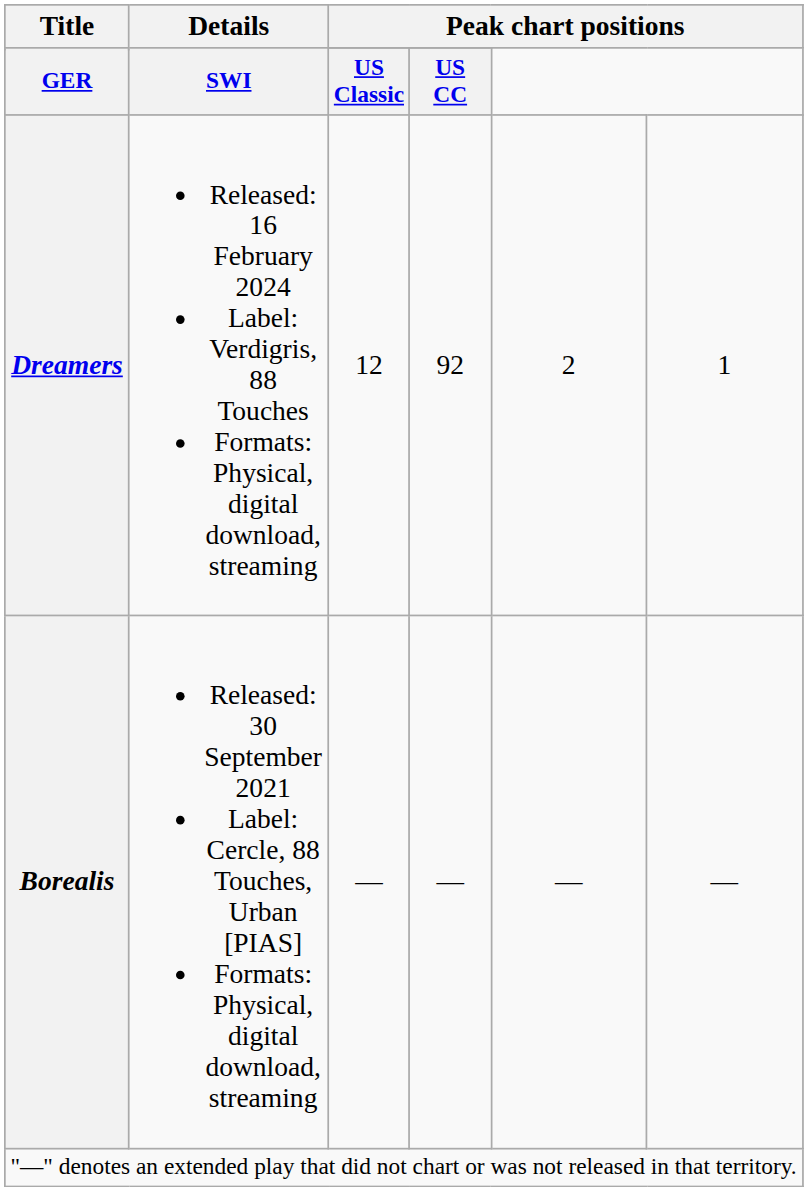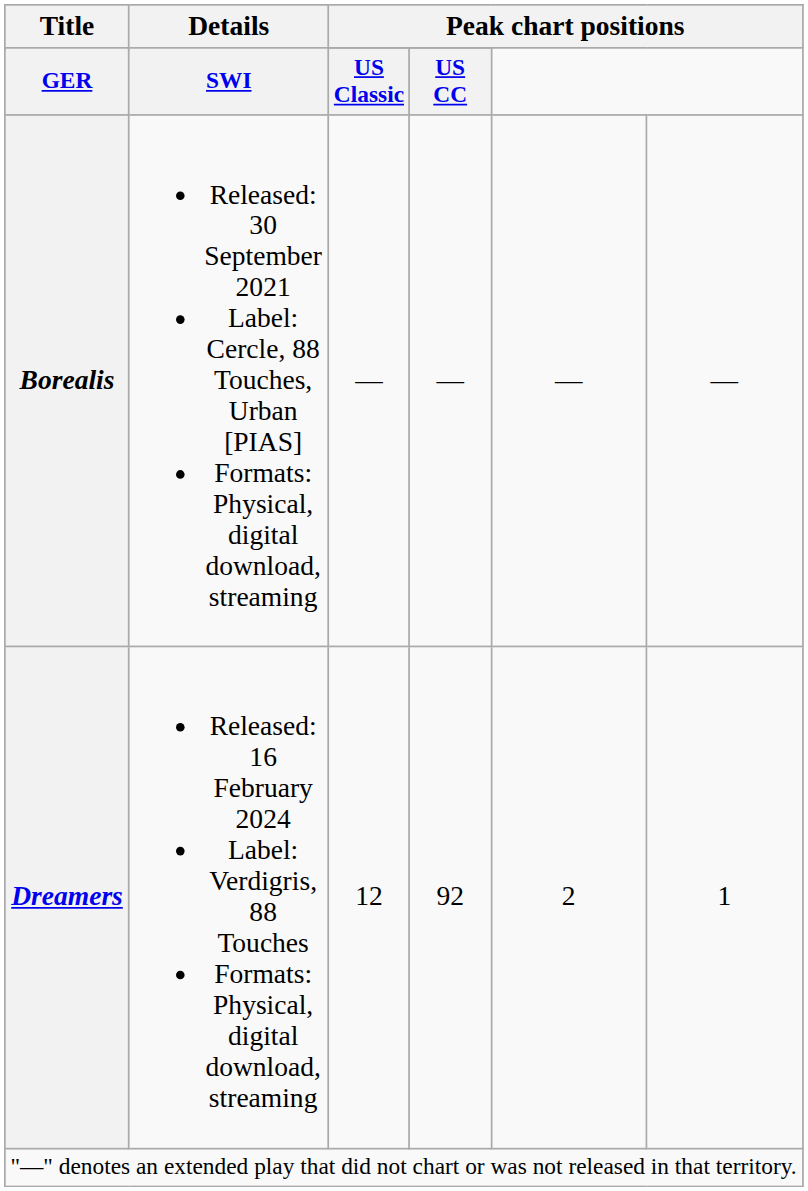rows swapped: (67, 881) <-> (67, 364)
